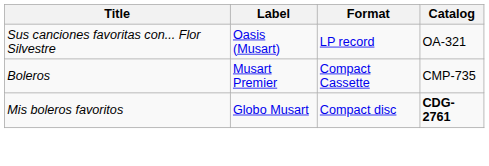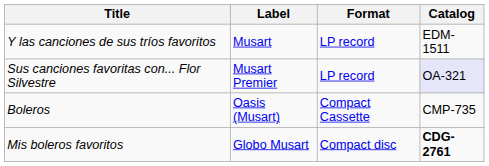+ row: (112, 41)
(256, 41) Oasis (Musart) -> (255, 75) Musart Premier
(444, 41) no background -> (444, 75) lavender background
(255, 75) Musart Premier -> (256, 110) Oasis (Musart)
